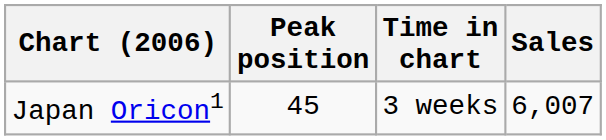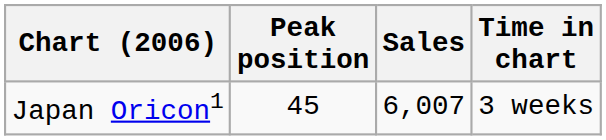columns swapped: (553, 43) <-> (440, 43)
